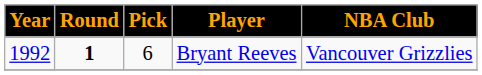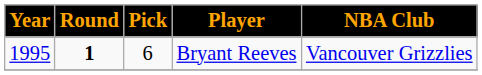(30, 53) 1992 -> (30, 53) 1995
